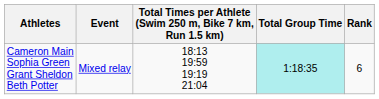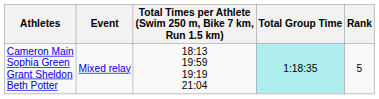(359, 69) 6 -> (359, 69) 5
